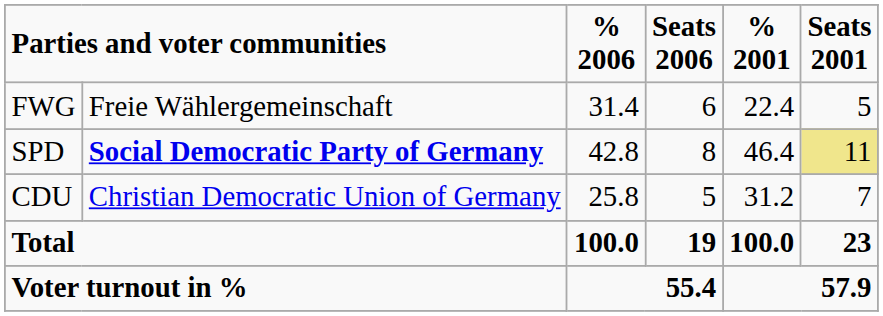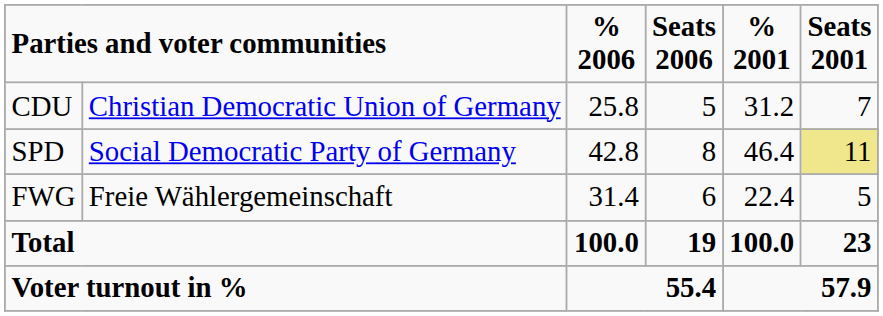rows swapped: (42, 196) <-> (44, 105)
(316, 151) bold -> (302, 151) normal
